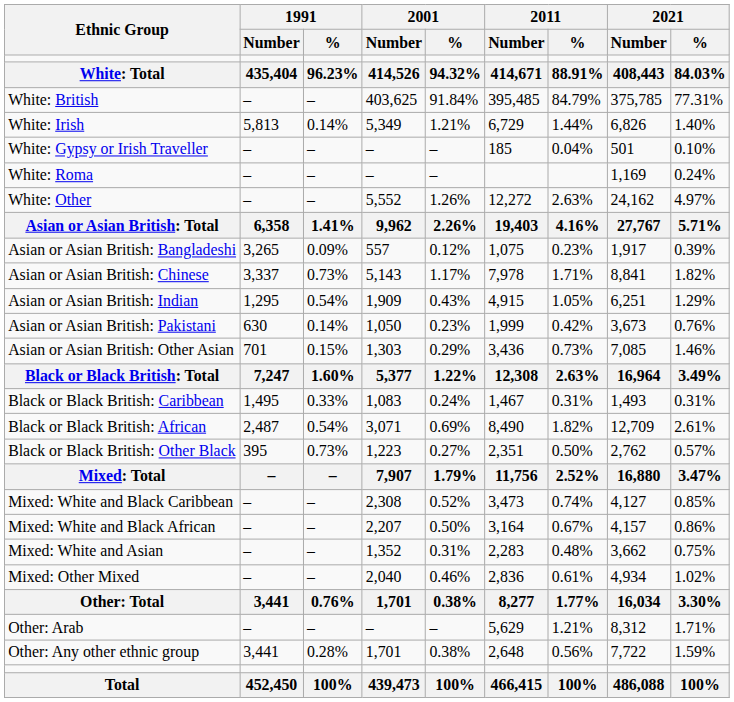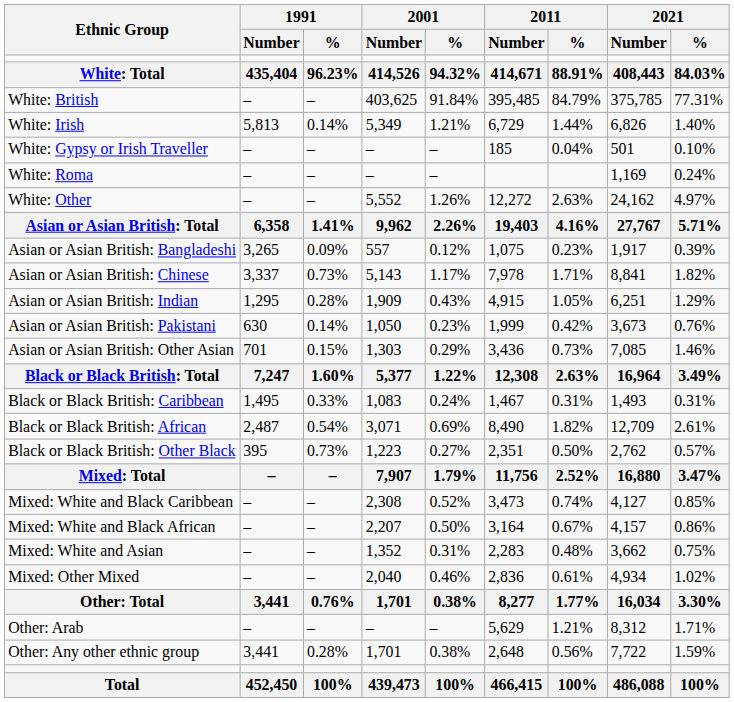(327, 300) 0.54% -> (327, 300) 0.28%
